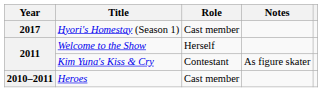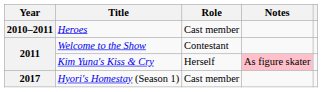rows swapped: (73, 78) <-> (119, 29)
(199, 45) Herself -> (206, 45) Contestant
(206, 62) Contestant -> (199, 62) Herself
(277, 62) no background -> (277, 62) pink background
